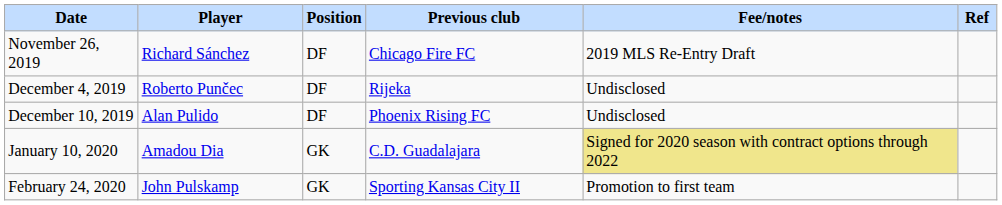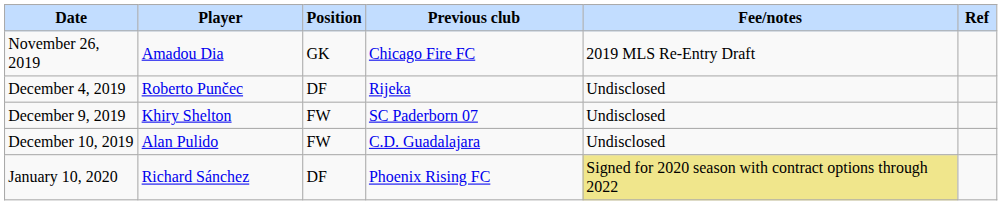(195, 53) Richard Sánchez -> (183, 53) Amadou Dia
(317, 53) DF -> (318, 53) GK
+ row: (67, 115)
(317, 115) DF -> (319, 142) FW
(430, 115) Phoenix Rising FC -> (425, 142) C.D. Guadalajara
(183, 151) Amadou Dia -> (195, 177) Richard Sánchez
(318, 151) GK -> (317, 177) DF
(425, 151) C.D. Guadalajara -> (430, 177) Phoenix Rising FC
- row: (67, 187)
